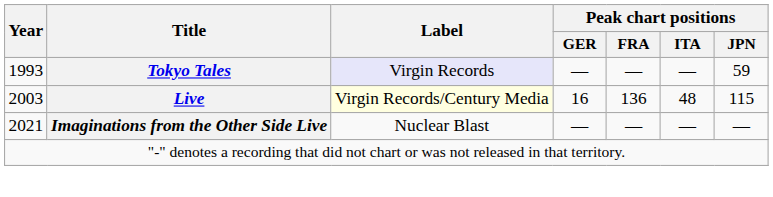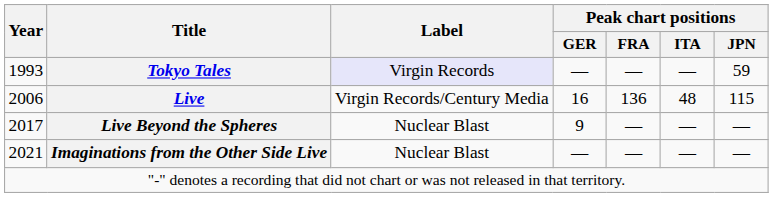(26, 98) 2003 -> (26, 98) 2006
(442, 98) lightyellow background -> (442, 98) no background
+ row: (189, 126)
